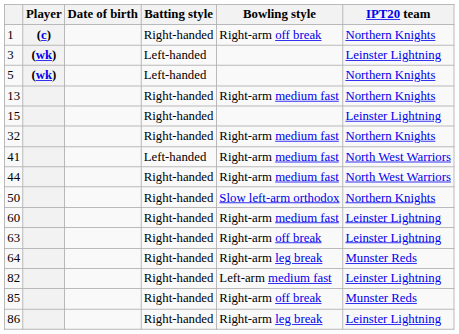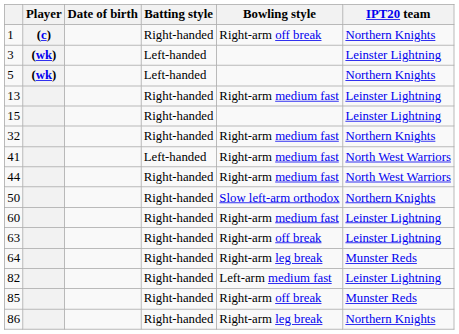(390, 95) Northern Knights -> (393, 95) Leinster Lightning
(393, 319) Leinster Lightning -> (390, 319) Northern Knights
